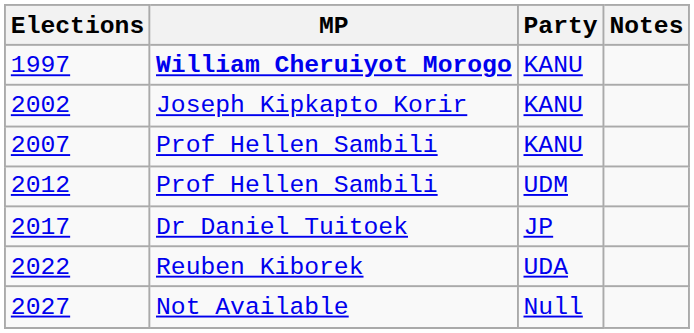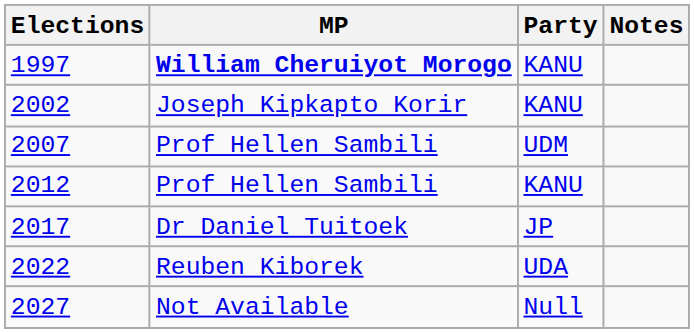(553, 146) KANU -> (546, 146) UDM
(546, 186) UDM -> (553, 186) KANU
